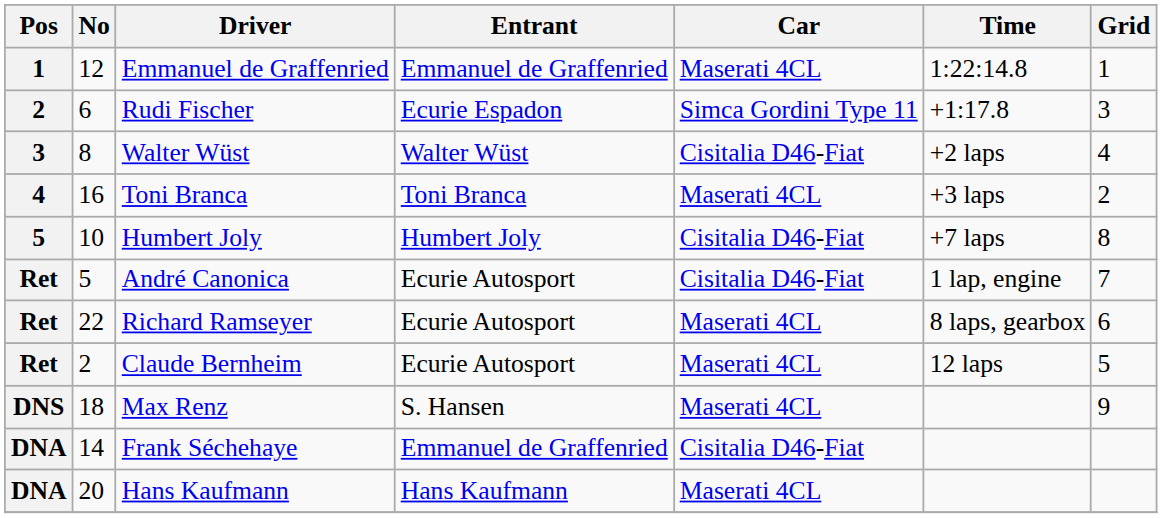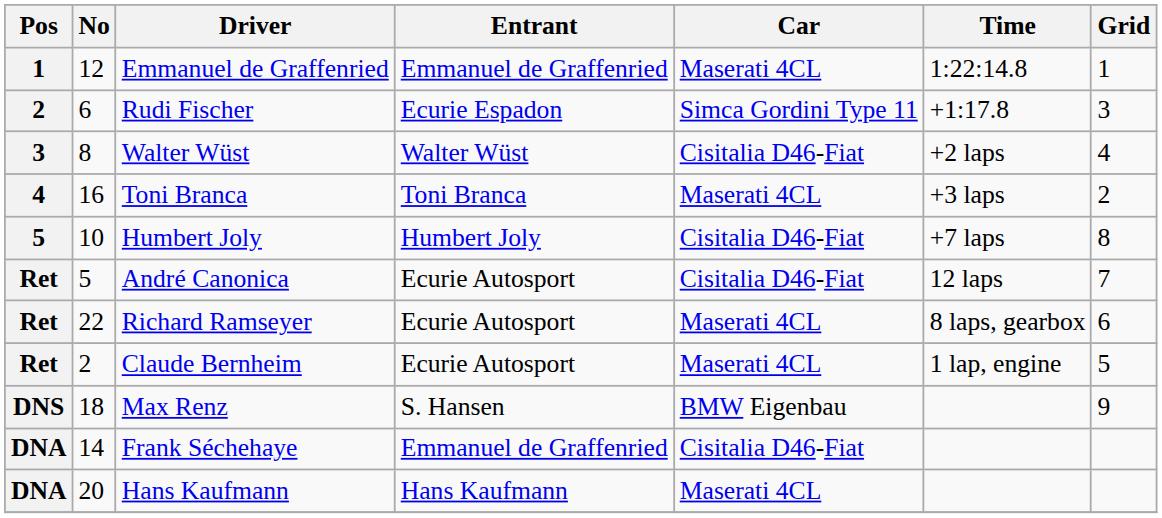(996, 279) 1 lap, engine -> (966, 279) 12 laps
(966, 364) 12 laps -> (996, 364) 1 lap, engine
(751, 406) Maserati 4CL -> (763, 406) BMW Eigenbau
